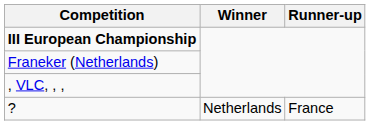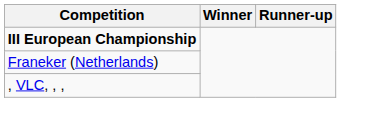- row: (12, 108)
